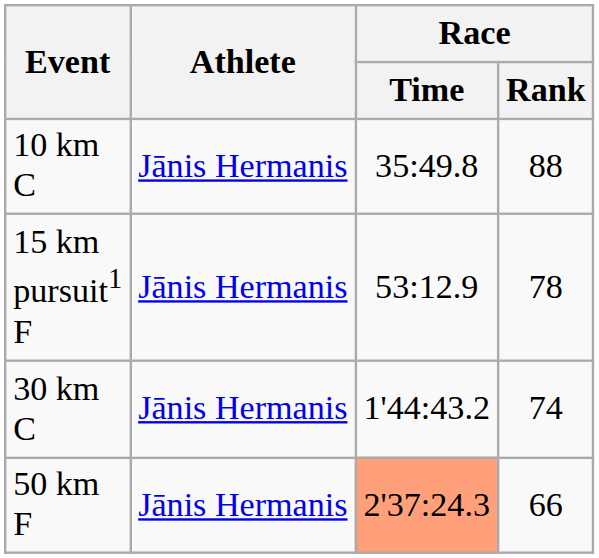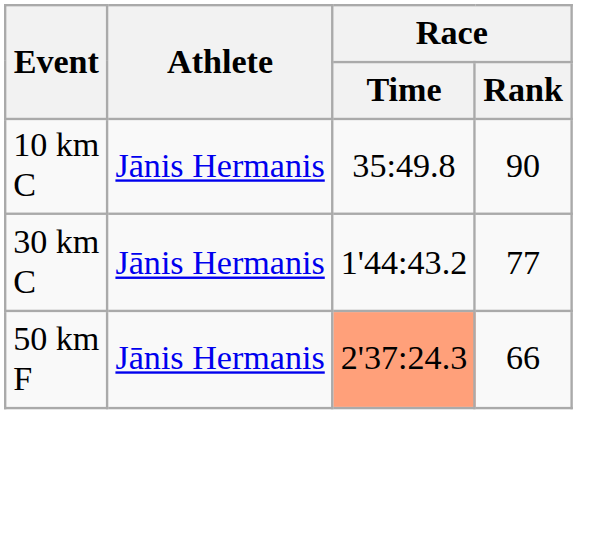(546, 165) 88 -> (523, 165) 90
- row: (68, 286)
(546, 408) 74 -> (523, 262) 77
